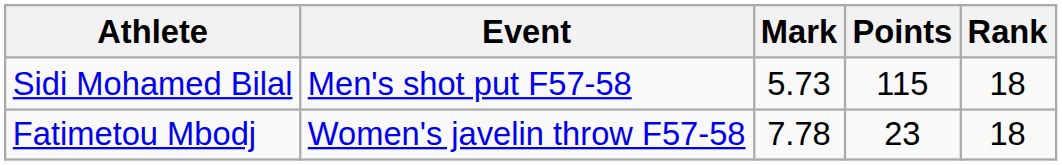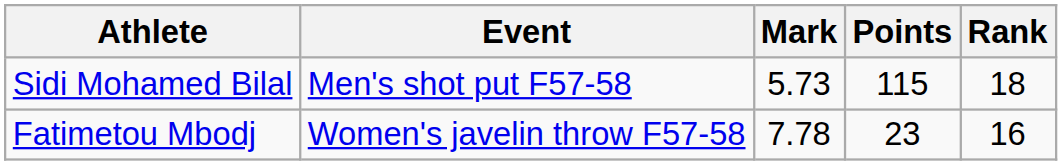(1008, 135) 18 -> (1008, 135) 16
